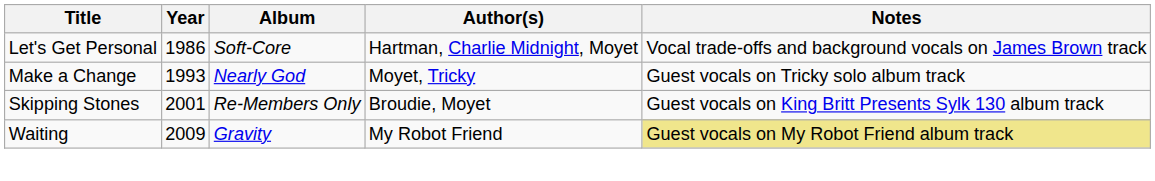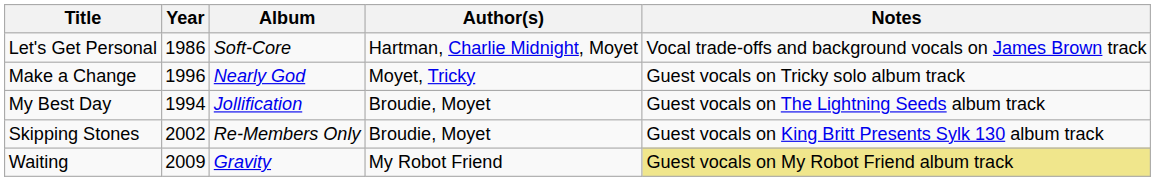(185, 76) 1993 -> (185, 76) 1996
+ row: (60, 104)
(185, 104) 2001 -> (185, 133) 2002
